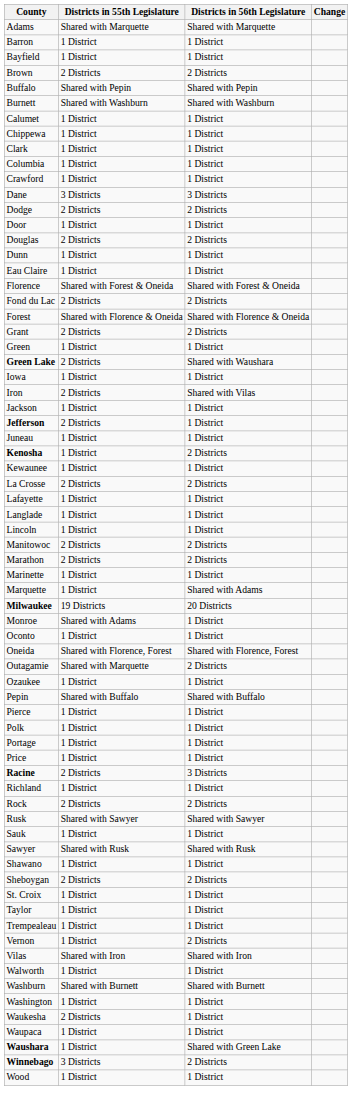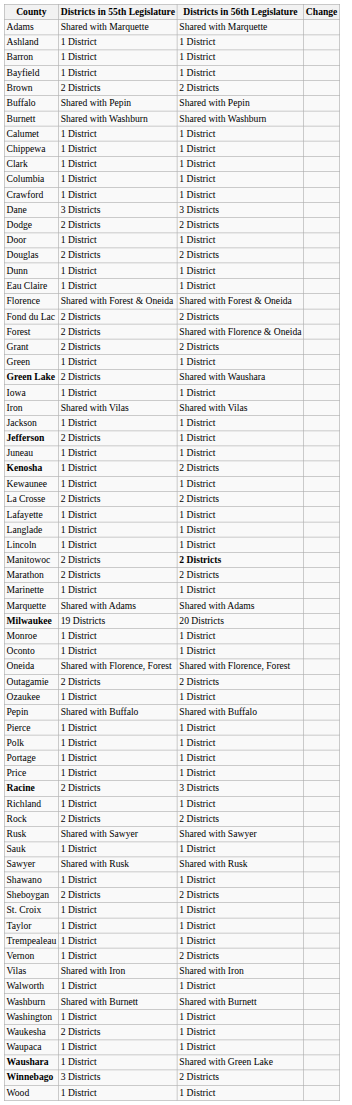+ row: (23, 42)
(122, 316) Shared with Florence & Oneida -> (81, 331) 2 Districts
(81, 392) 2 Districts -> (95, 407) Shared with Vilas
(207, 544) normal -> (200, 560) bold
(79, 590) 1 District -> (98, 605) Shared with Adams
(98, 621) Shared with Adams -> (79, 636) 1 District
(105, 666) Shared with Marquette -> (81, 682) 2 Districts
